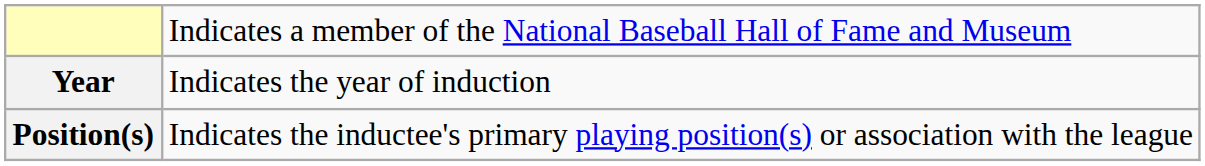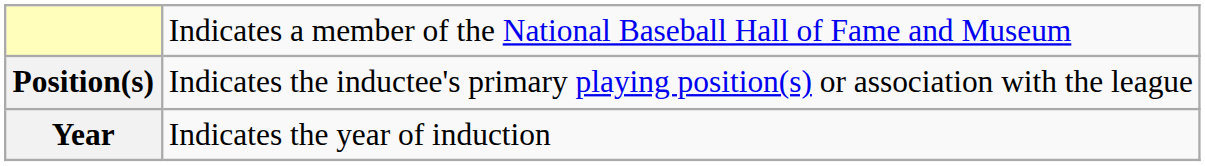rows swapped: (83, 81) <-> (83, 133)
